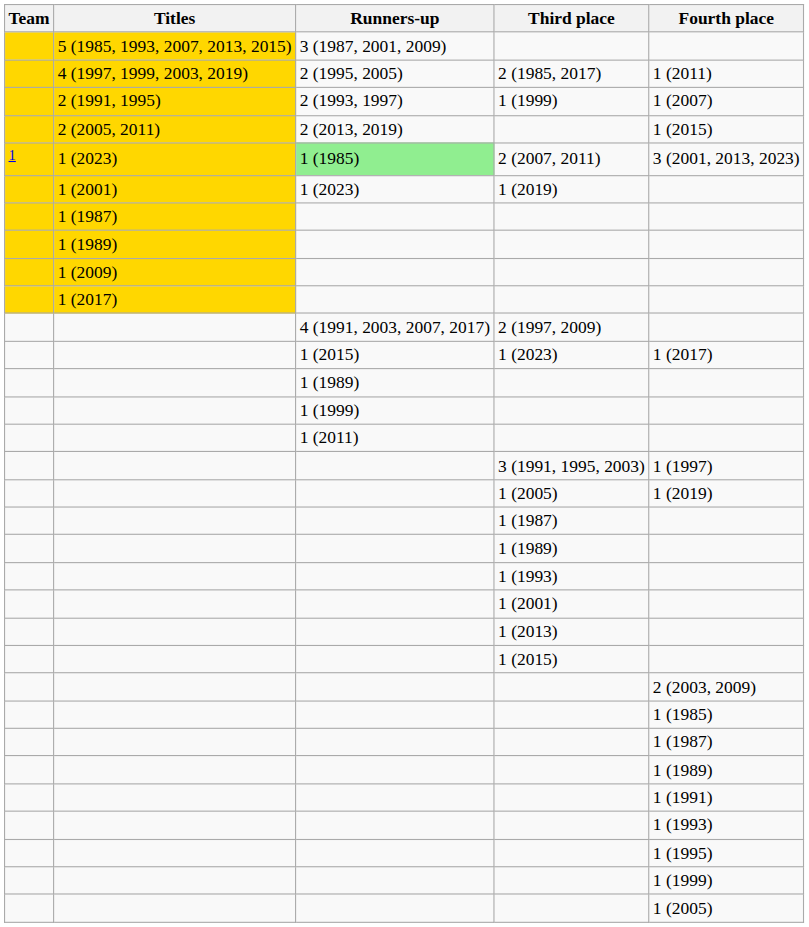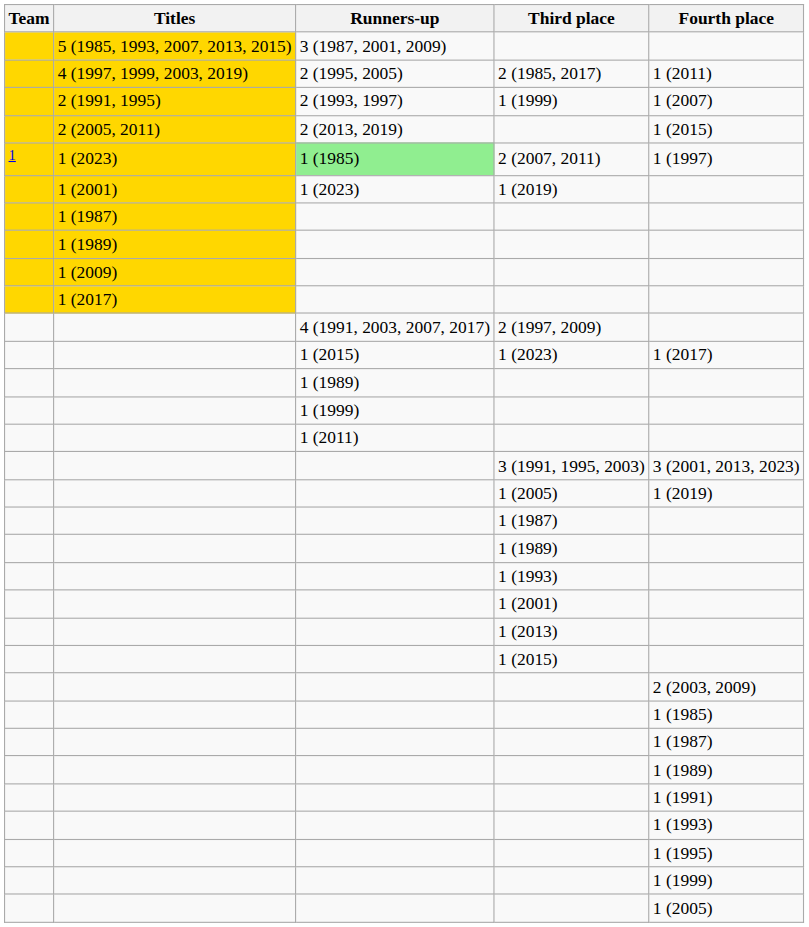(726, 158) 3 (2001, 2013, 2023) -> (683, 158) 1 (1997)
(683, 465) 1 (1997) -> (726, 465) 3 (2001, 2013, 2023)
